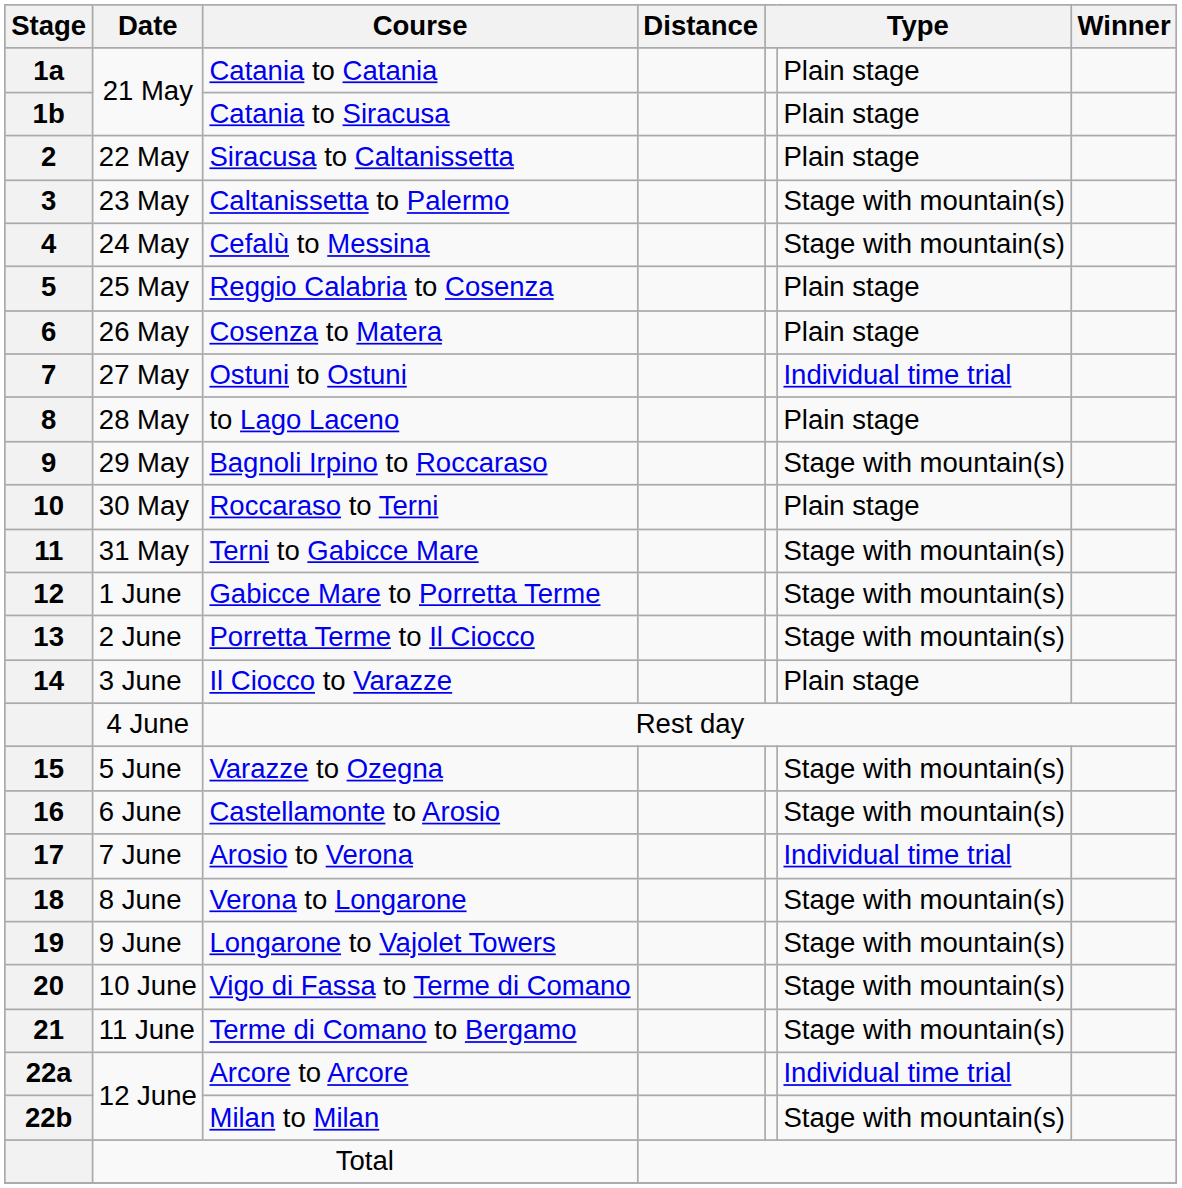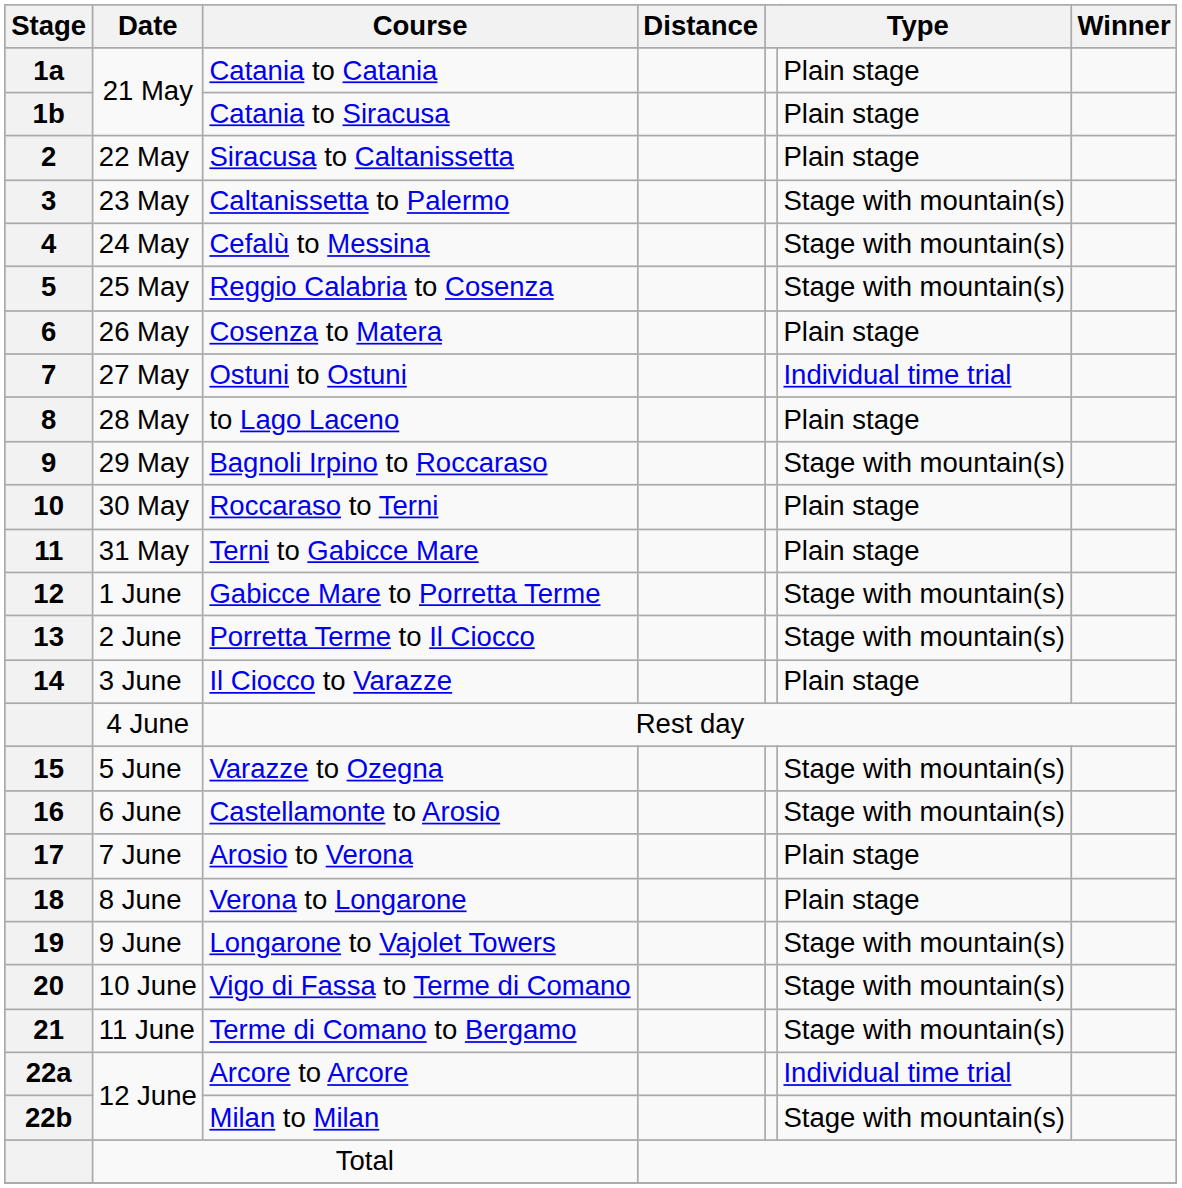(852, 288) Plain stage -> (924, 288) Stage with mountain(s)
(924, 550) Stage with mountain(s) -> (852, 550) Plain stage
(897, 855) Individual time trial -> (852, 855) Plain stage
(924, 899) Stage with mountain(s) -> (852, 899) Plain stage
